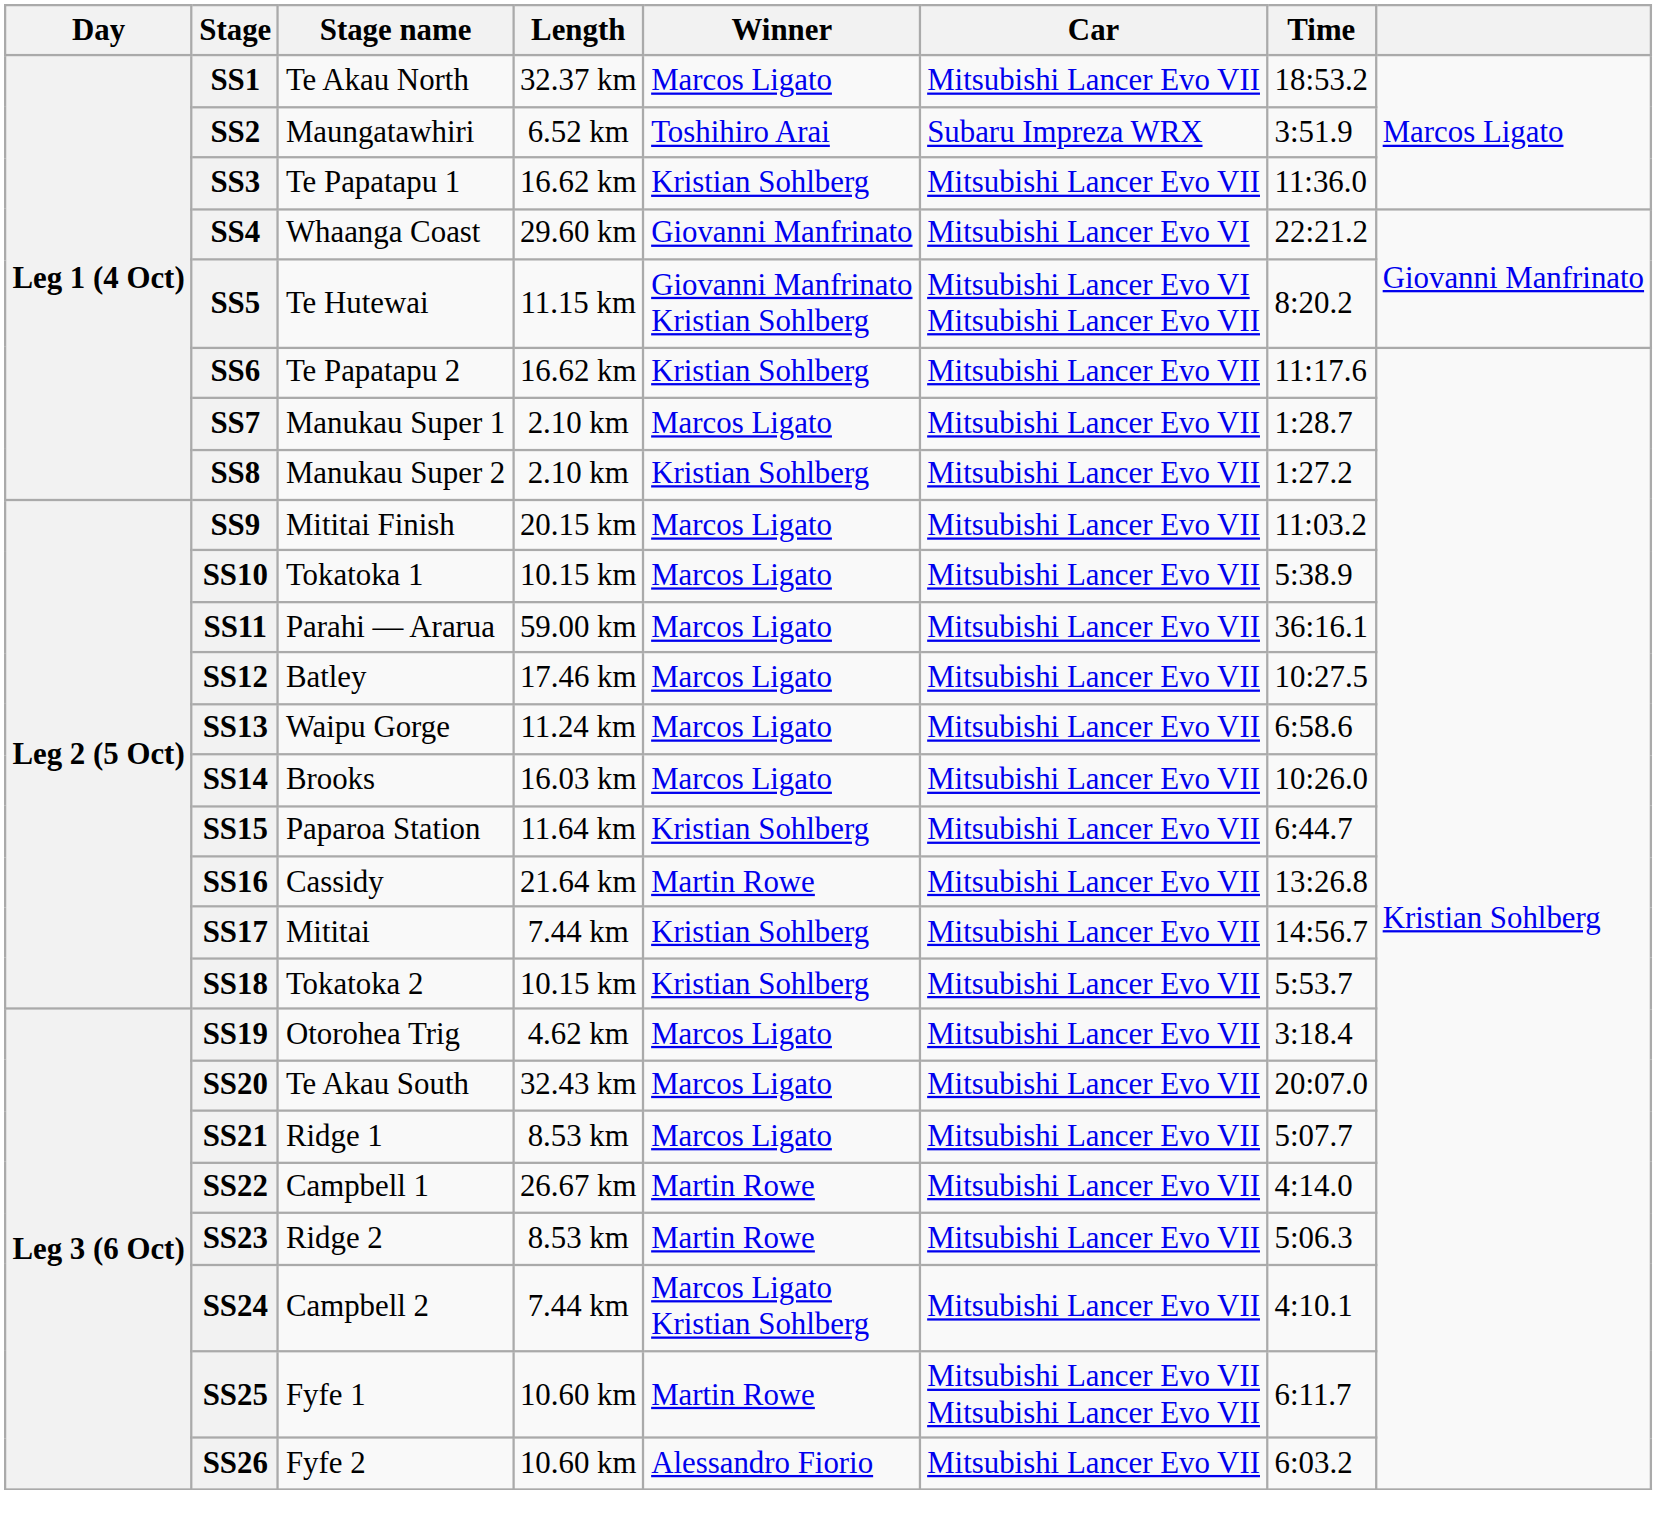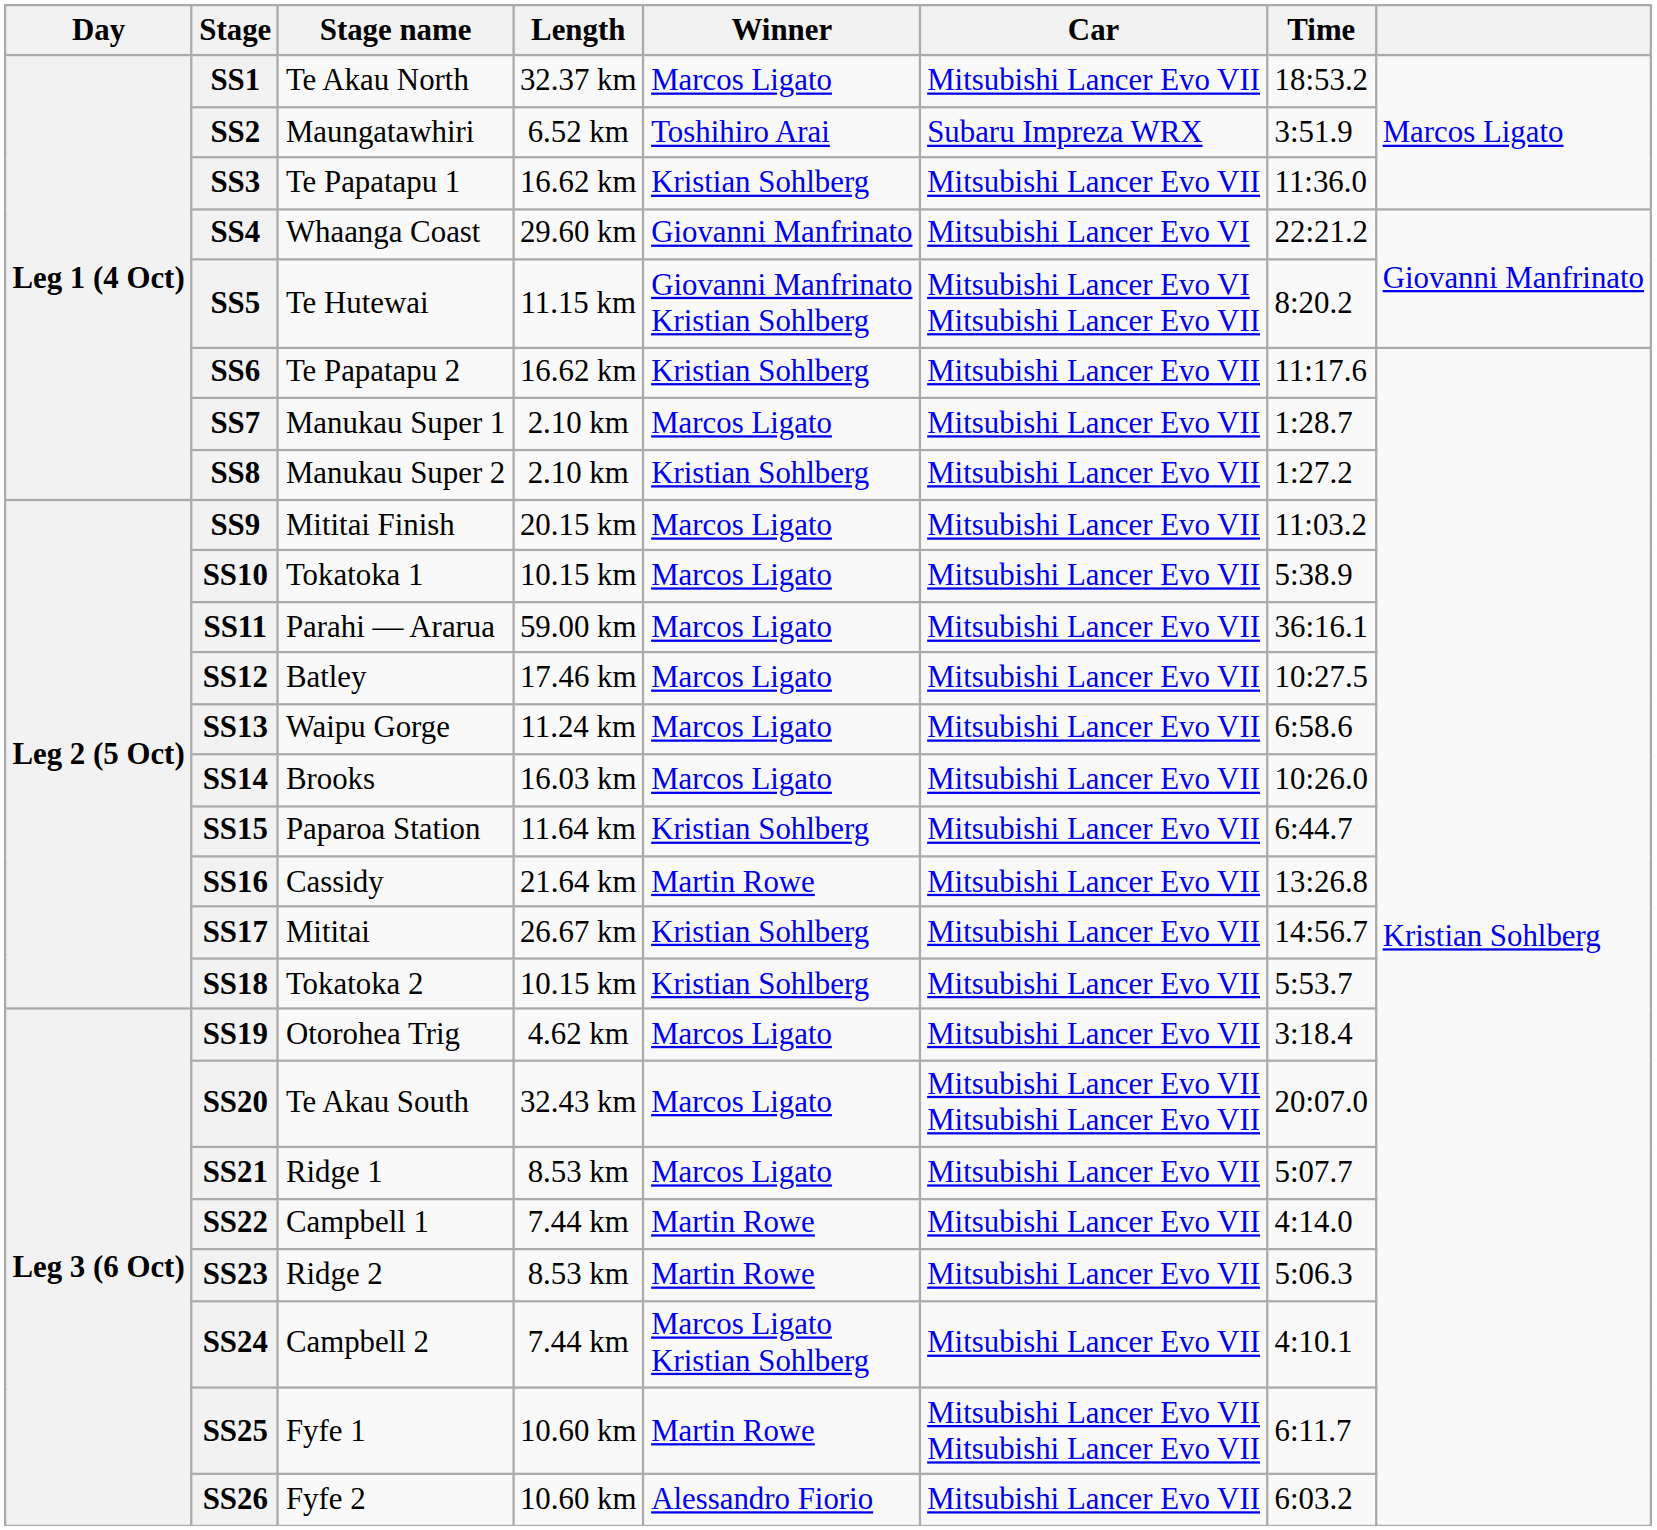(578, 931) 7.44 km -> (578, 931) 26.67 km
(1094, 1084) Mitsubishi Lancer Evo VII -> (1094, 1102) Mitsubishi Lancer Evo VII Mitsubishi Lancer Evo VII
(578, 1186) 26.67 km -> (578, 1222) 7.44 km
